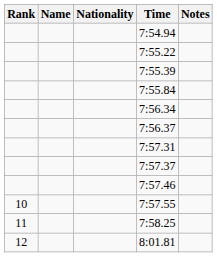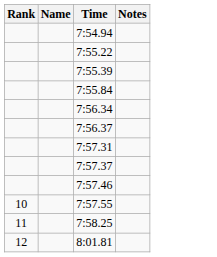- column: (105, 14)
